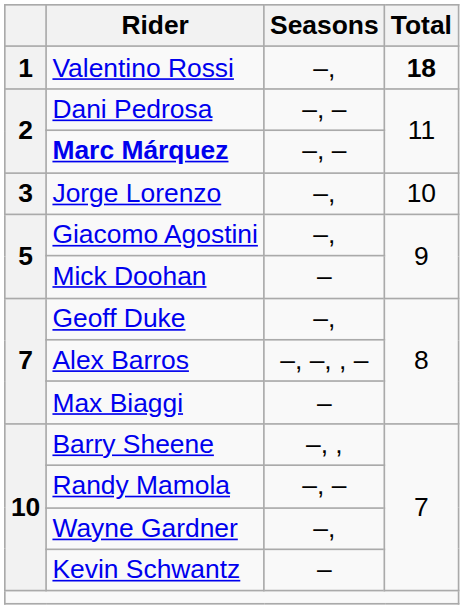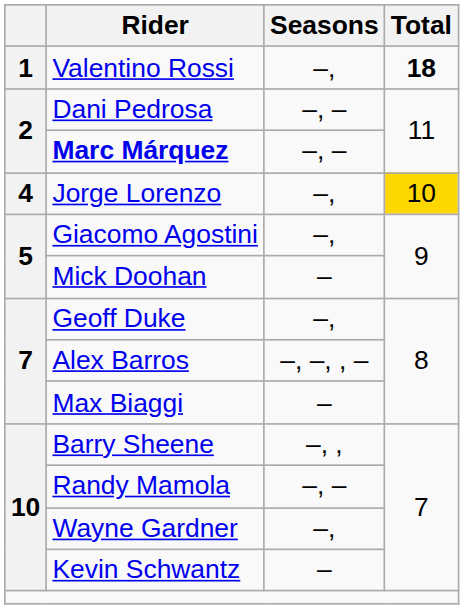(26, 192) 3 -> (26, 192) 4
(421, 192) no background -> (421, 192) gold background
